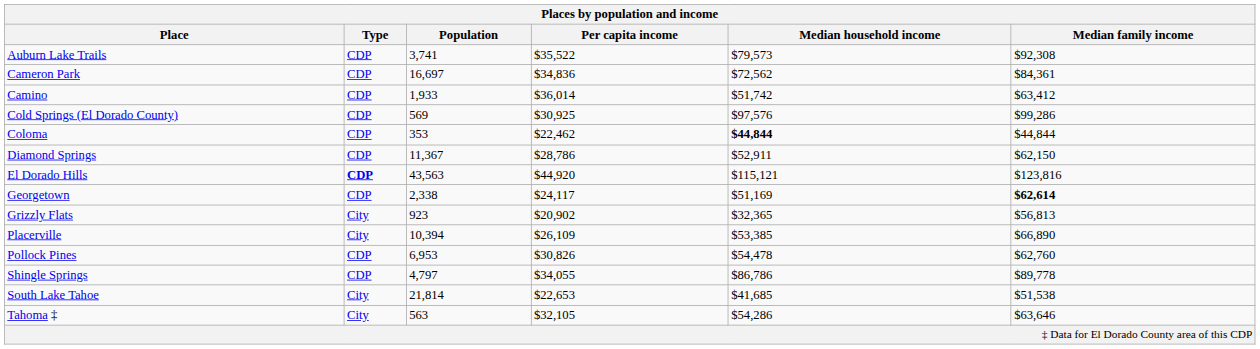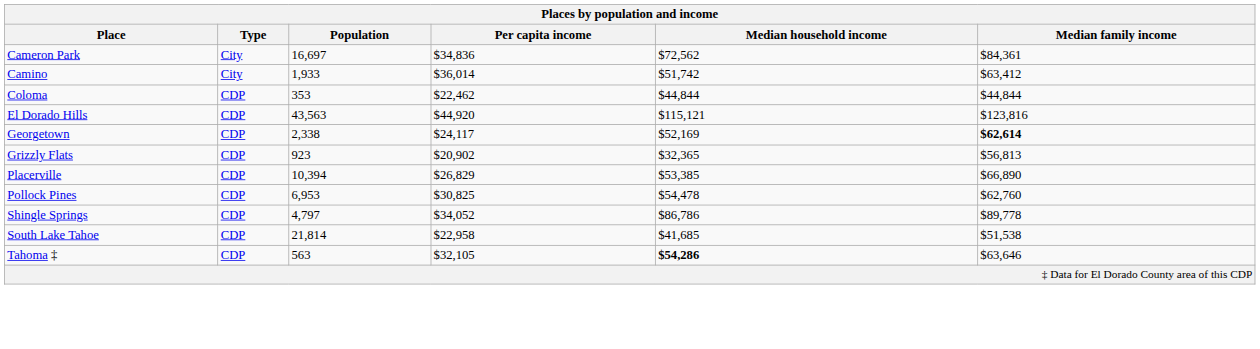- row: (57, 54)
(359, 74) CDP -> (232, 54) City
(359, 94) CDP -> (232, 74) City
- row: (93, 114)
(752, 134) bold -> (679, 94) normal
- row: (52, 154)
(360, 174) bold -> (233, 114) normal
(752, 194) $51,169 -> (679, 134) $52,169
(358, 214) City -> (233, 154) CDP
(358, 235) City -> (233, 174) CDP
(554, 235) $26,109 -> (454, 174) $26,829
(554, 255) $30,826 -> (454, 194) $30,825
(554, 275) $34,055 -> (454, 214) $34,052
(358, 295) City -> (233, 235) CDP
(554, 295) $22,653 -> (454, 235) $22,958
(358, 315) City -> (233, 255) CDP
(752, 315) normal -> (679, 255) bold
